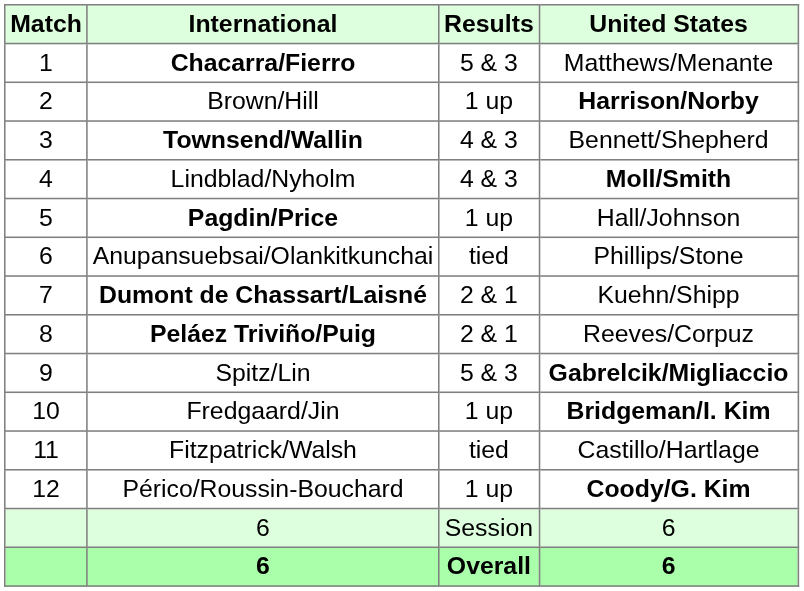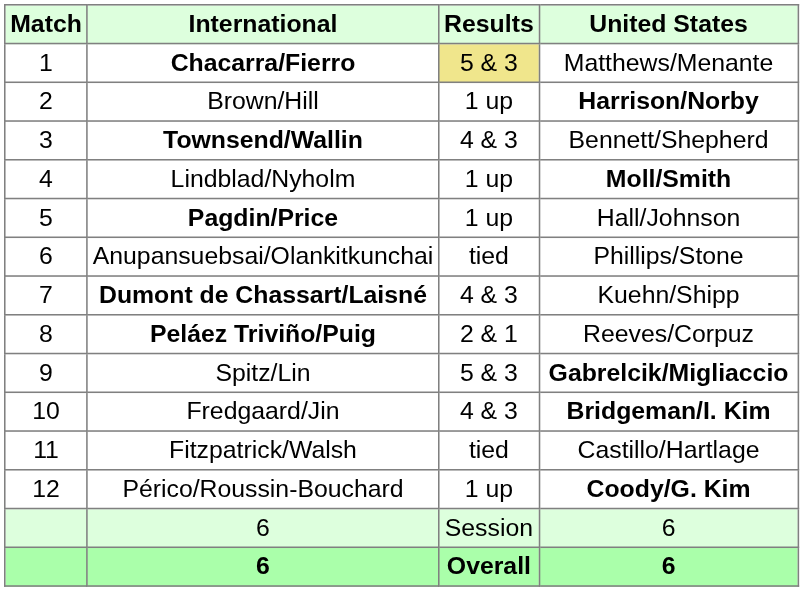(489, 62) no background -> (489, 62) khaki background
(489, 178) 4 & 3 -> (489, 178) 1 up
(489, 295) 2 & 1 -> (489, 295) 4 & 3
(489, 411) 1 up -> (489, 411) 4 & 3
